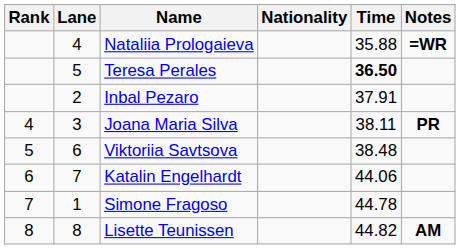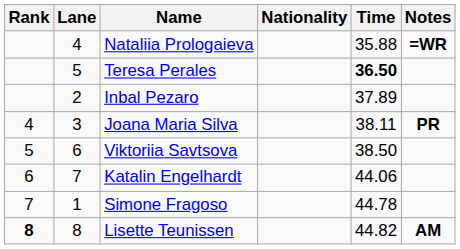(376, 97) 37.91 -> (376, 97) 37.89
(376, 151) 38.48 -> (376, 151) 38.50
(29, 230) normal -> (29, 230) bold
